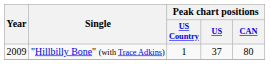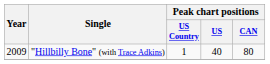(217, 51) 37 -> (217, 51) 40
